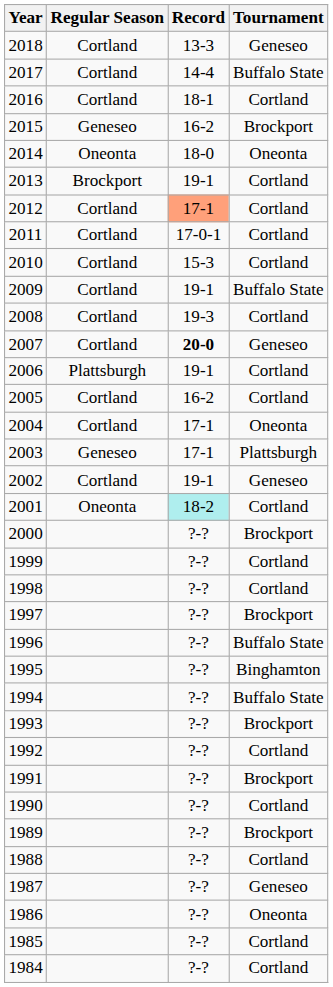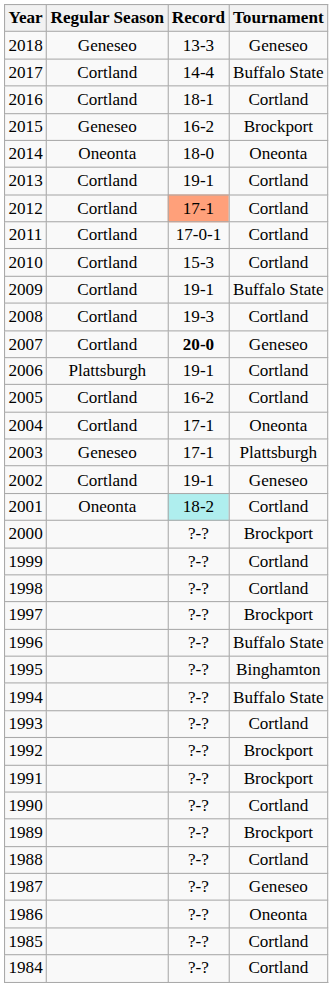(107, 45) Cortland -> (107, 45) Geneseo
(107, 180) Brockport -> (107, 180) Cortland
(278, 724) Brockport -> (278, 724) Cortland
(278, 751) Cortland -> (278, 751) Brockport
